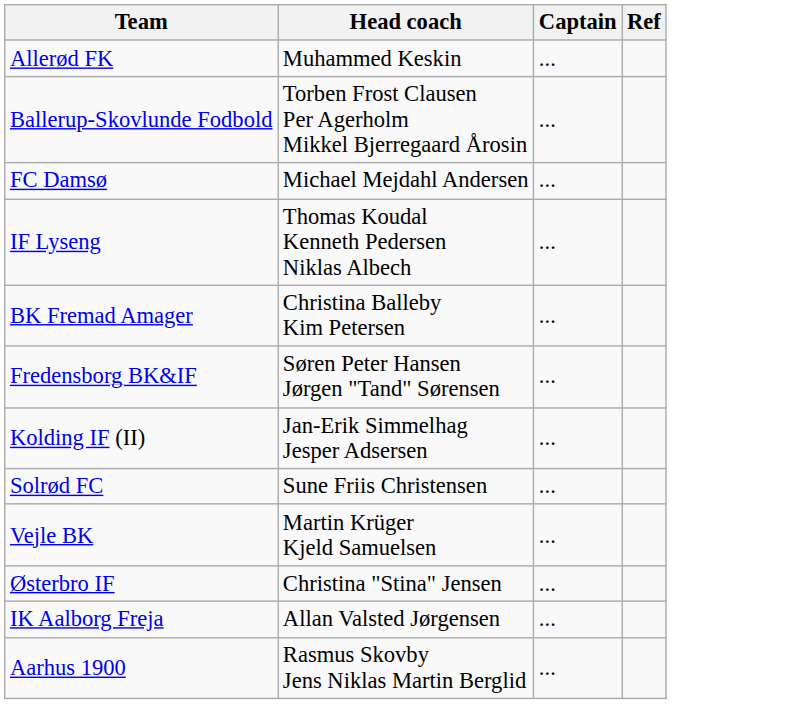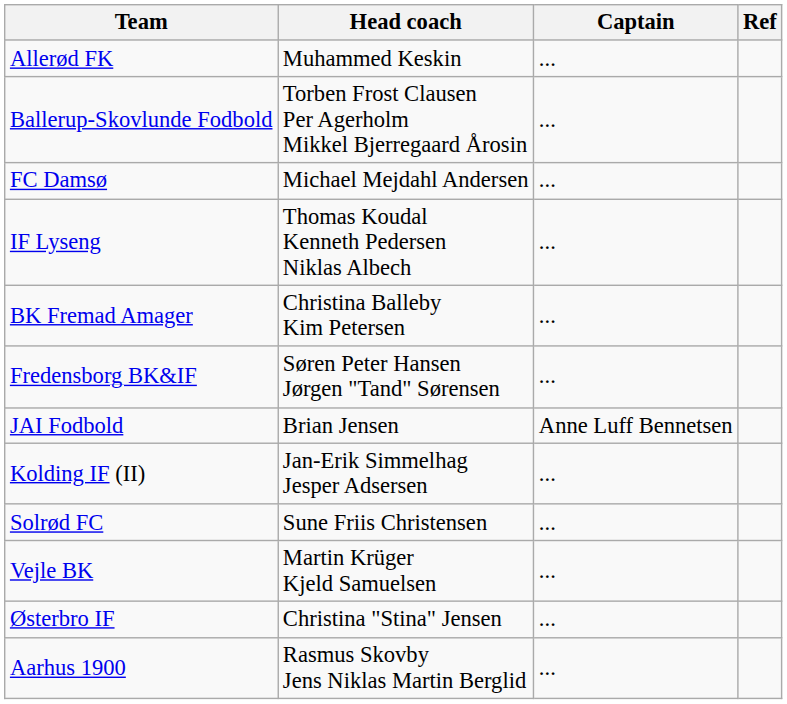+ row: (67, 425)
- row: (87, 618)
